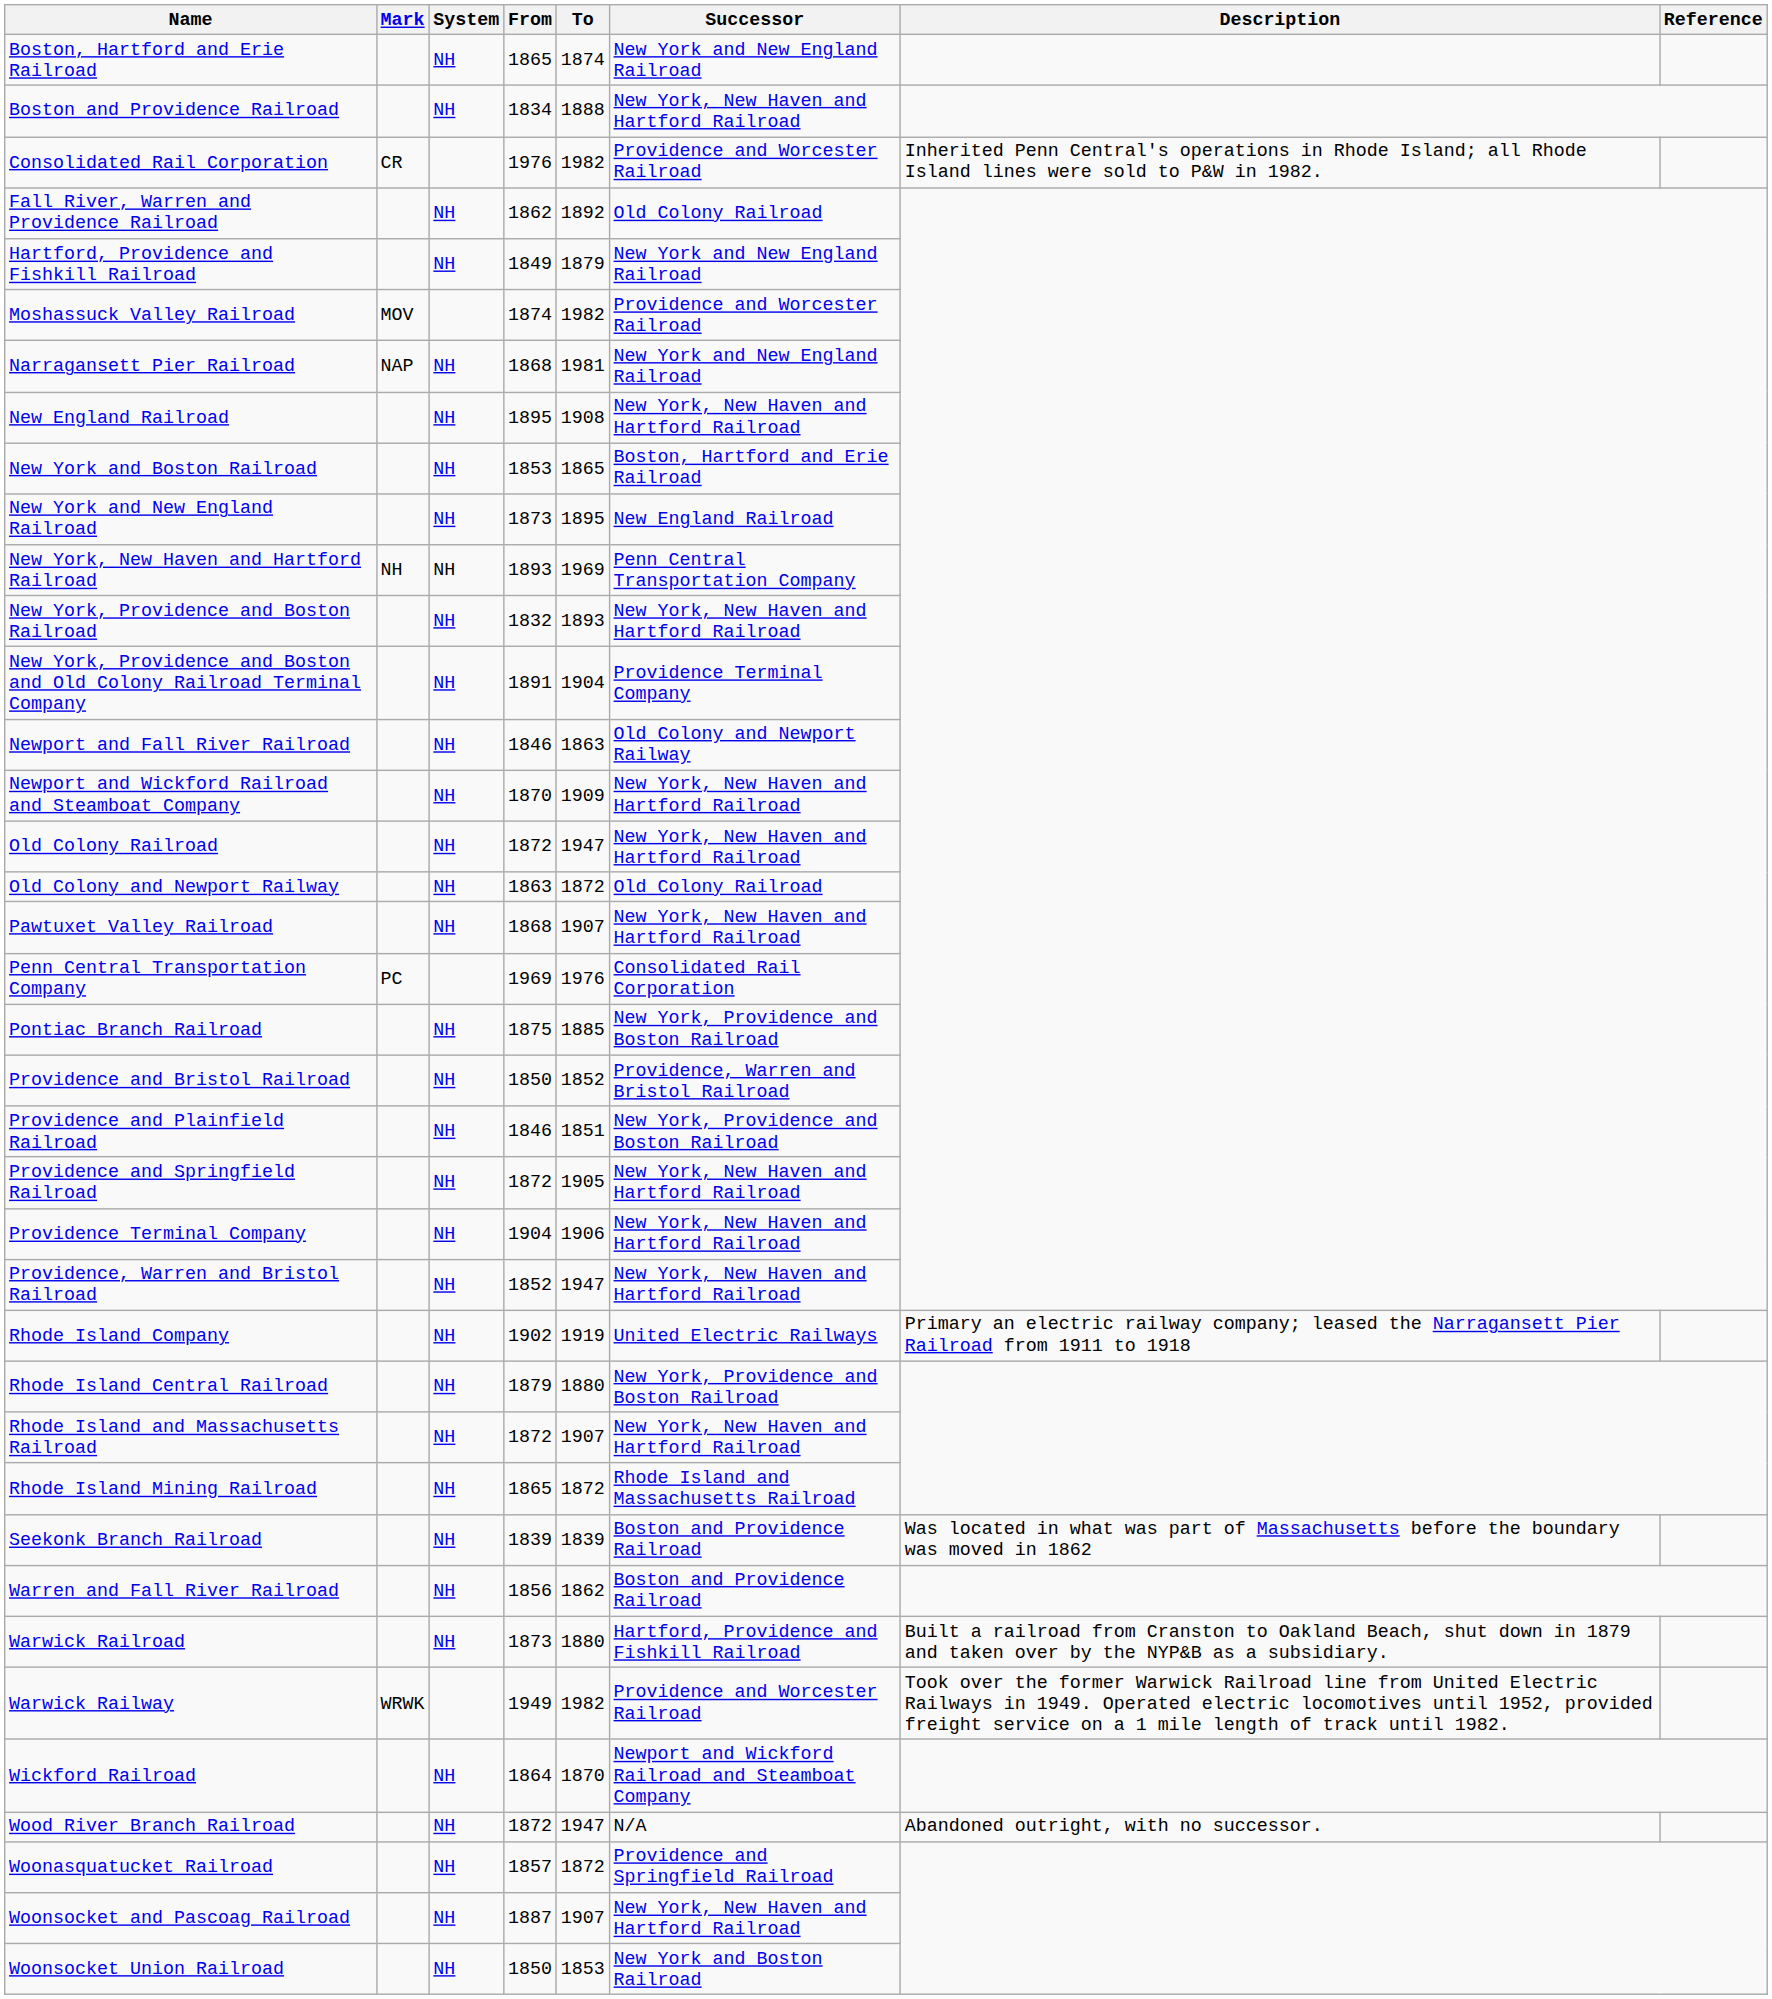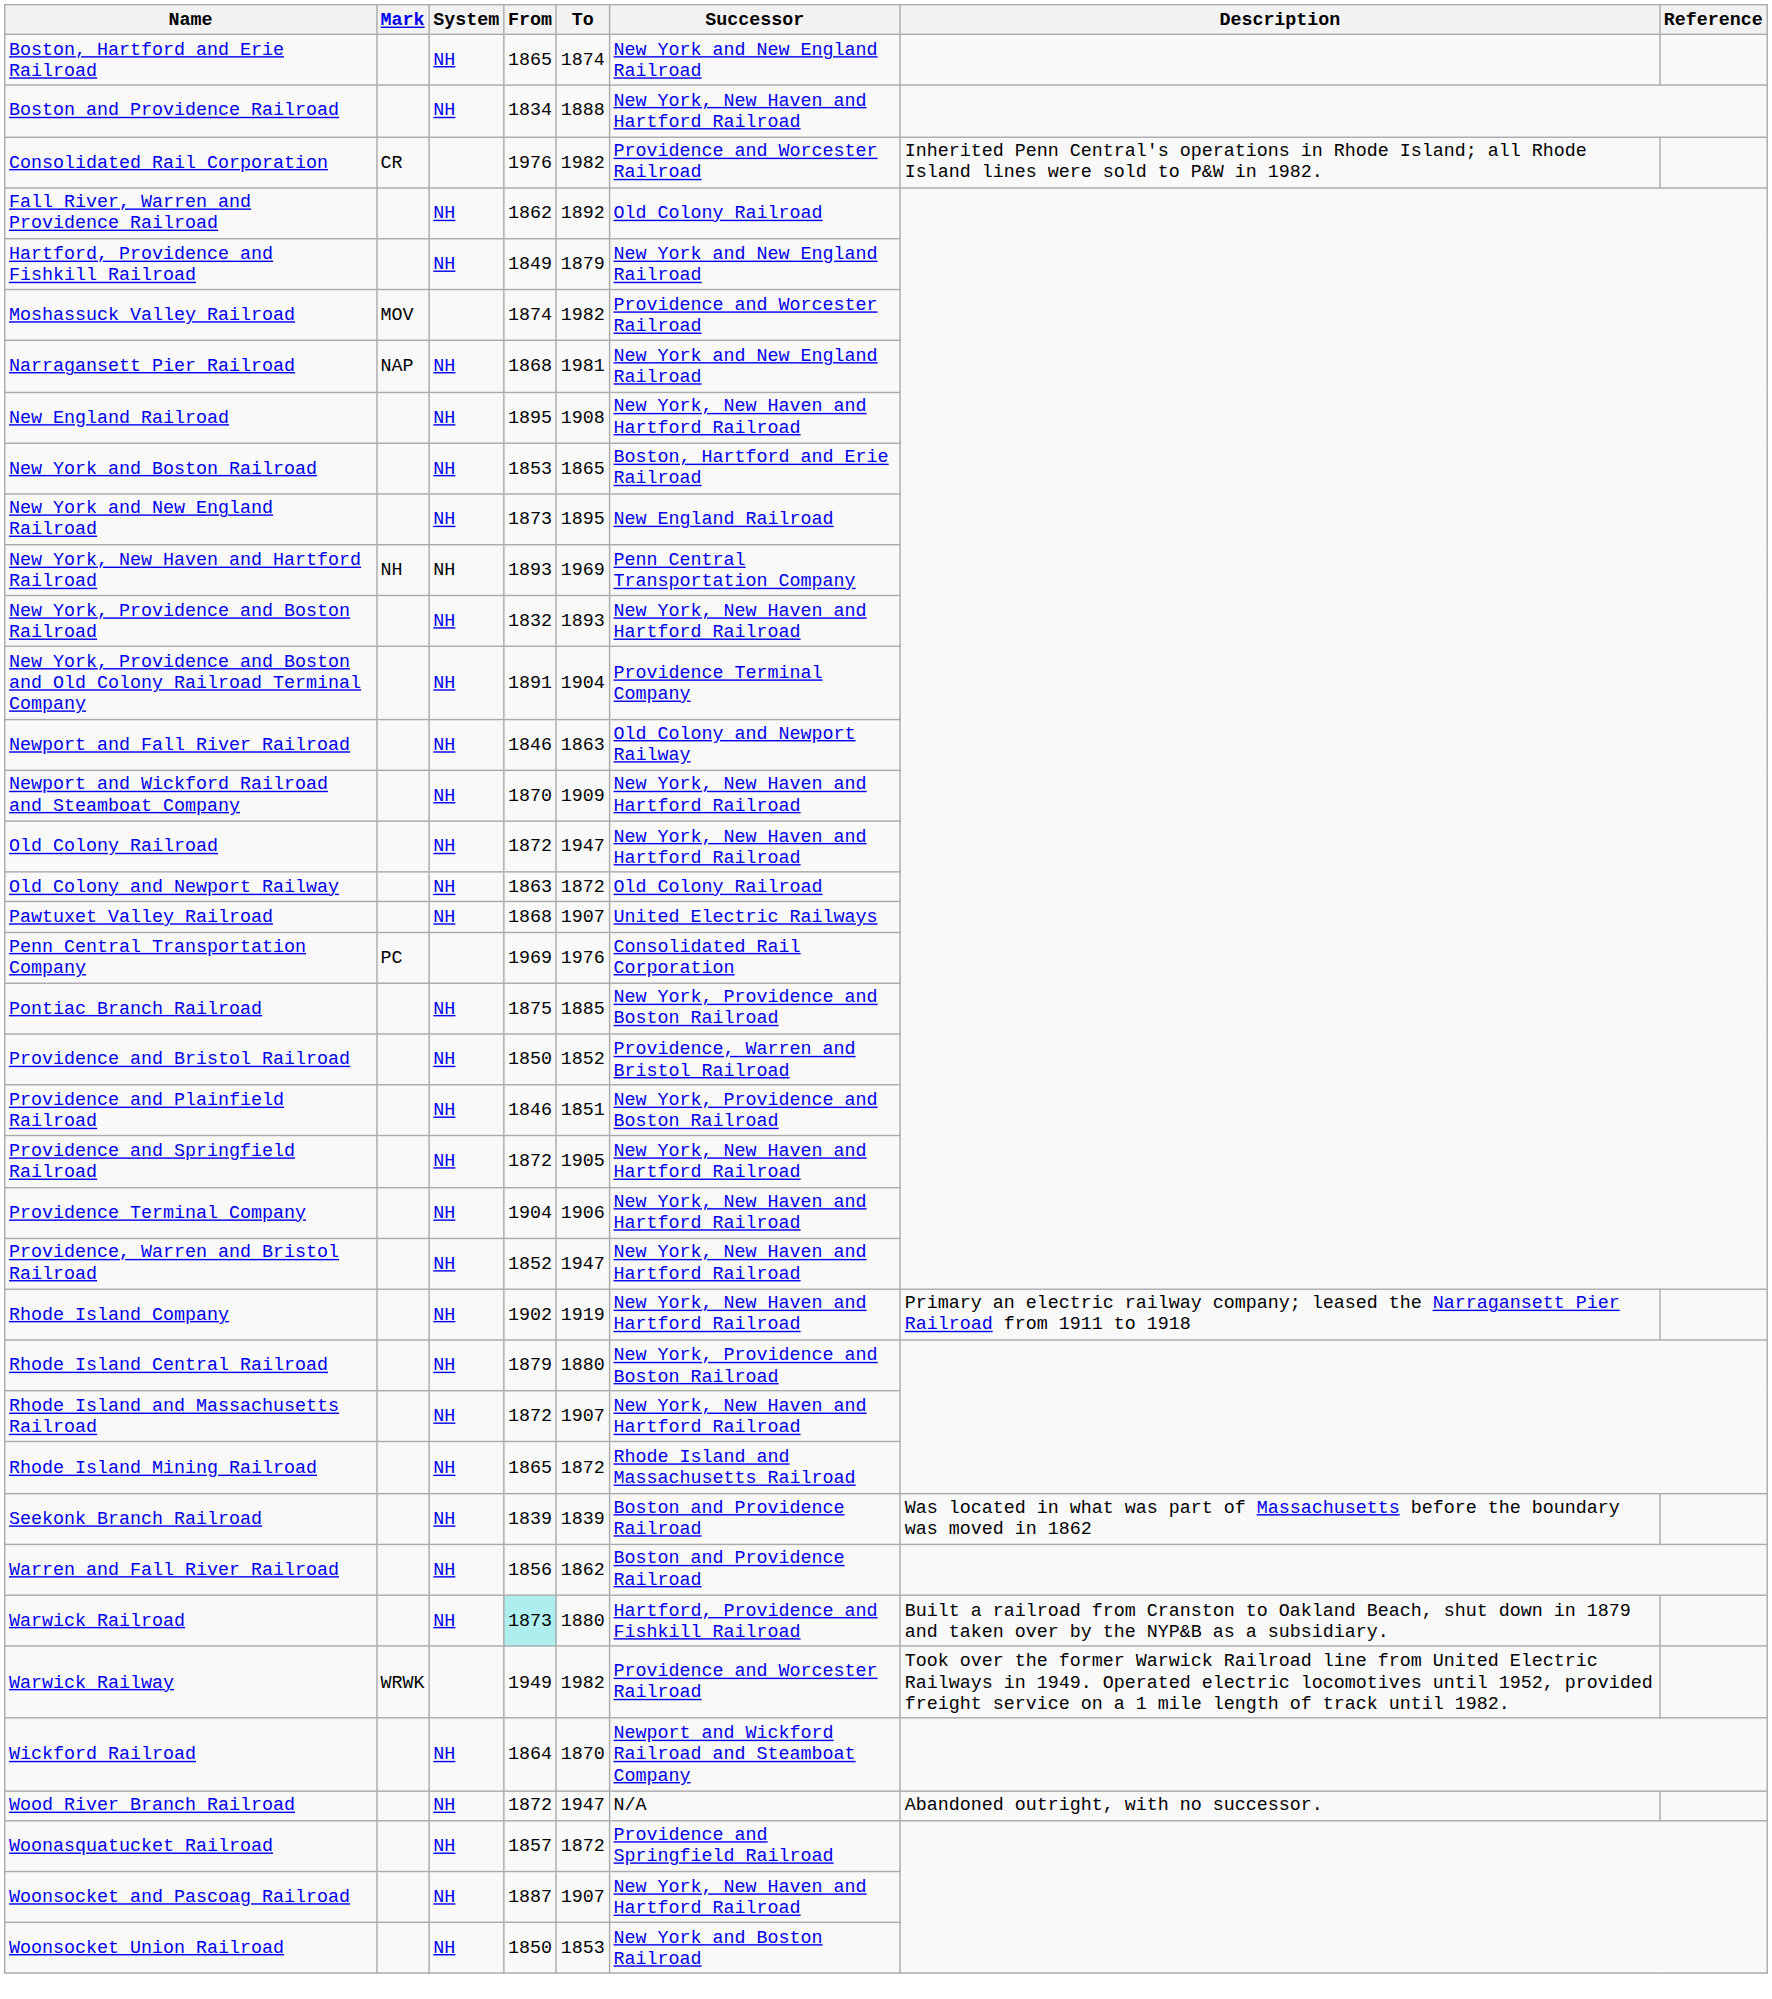(740, 928) New York, New Haven and Hartford Railroad -> (746, 917) United Electric Railways
(746, 1336) United Electric Railways -> (740, 1315) New York, New Haven and Hartford Railroad
(530, 1642) no background -> (530, 1621) paleturquoise background
